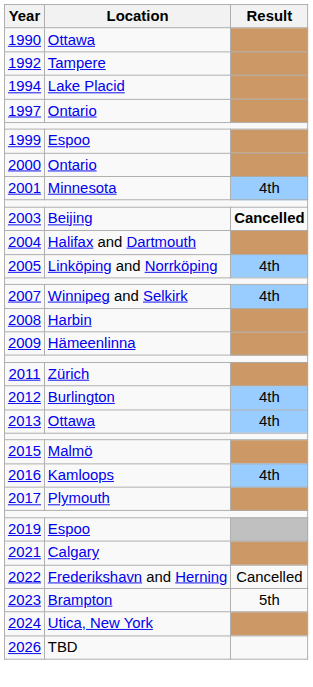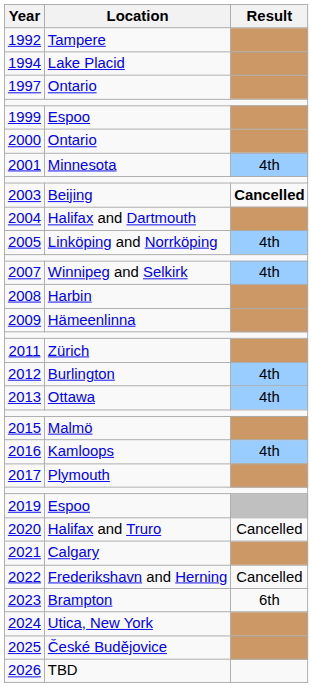- row: (24, 39)
+ row: (24, 529)
(269, 600) 5th -> (269, 600) 6th
+ row: (24, 647)
